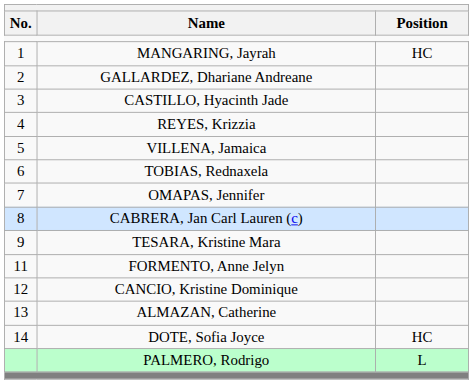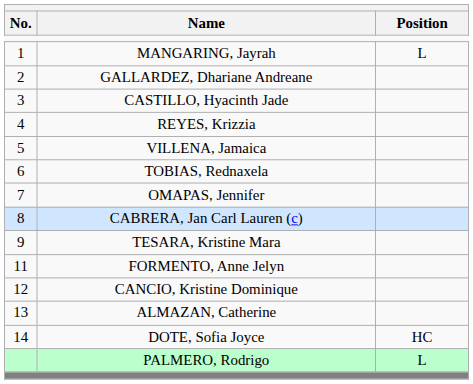(422, 53) HC -> (422, 53) L
